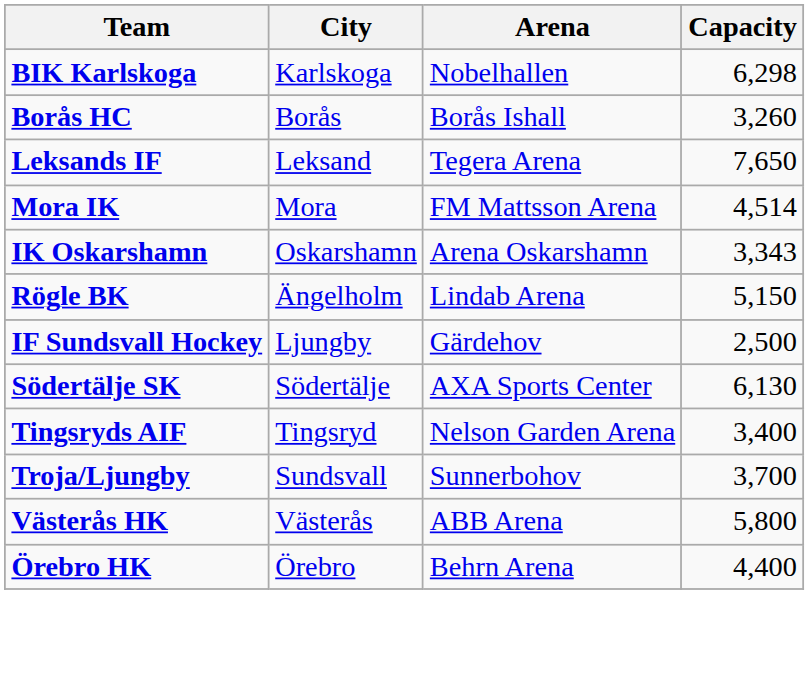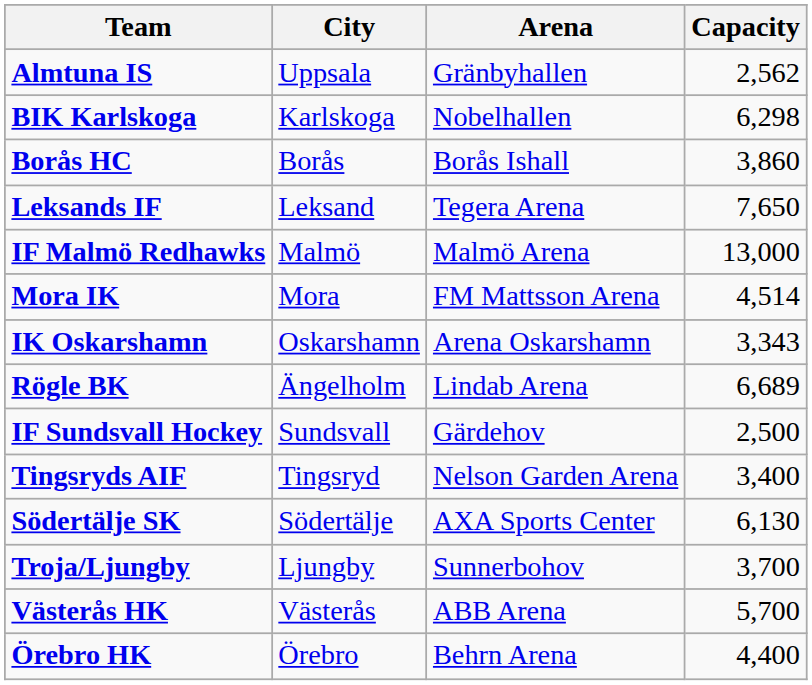+ row: (82, 71)
(765, 116) 3,260 -> (768, 161) 3,860
+ row: (138, 251)
(765, 296) 5,150 -> (768, 386) 6,689
(323, 341) Ljungby -> (334, 431) Sundsvall
rows swapped: (96, 386) <-> (99, 431)
(331, 476) Sundsvall -> (326, 565) Ljungby
(765, 521) 5,800 -> (768, 610) 5,700
